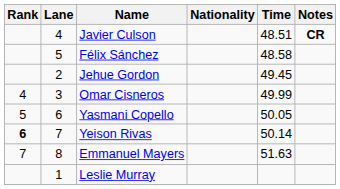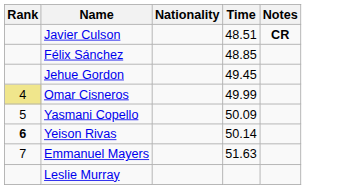- column: (59, 15)
(276, 55) 48.58 -> (241, 55) 48.85
(23, 94) no background -> (23, 94) khaki background
(276, 114) 50.05 -> (241, 114) 50.09
